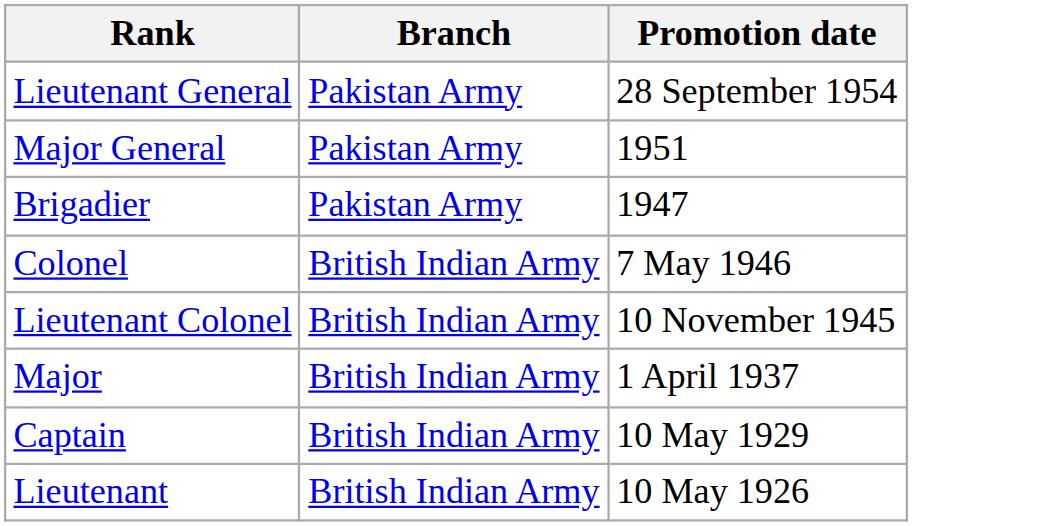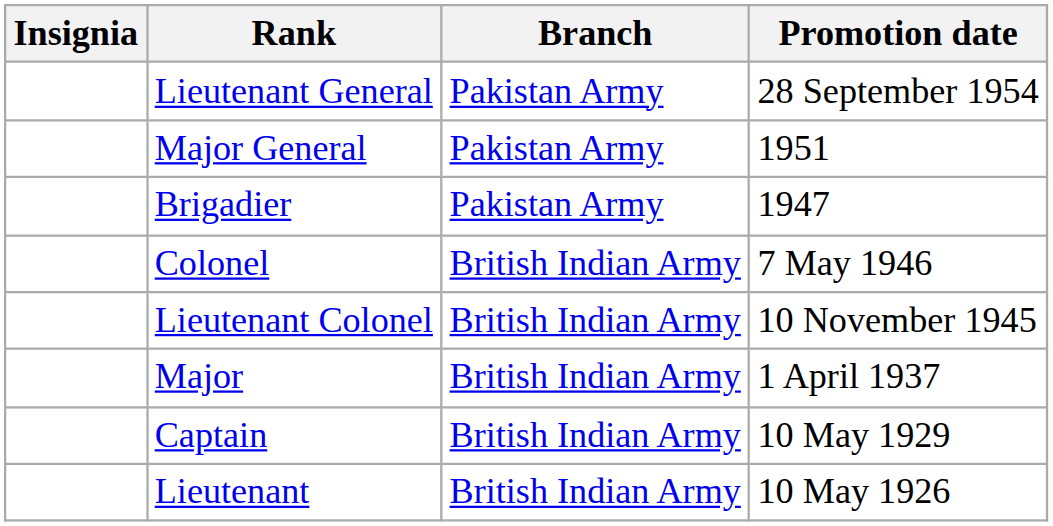+ column: (76, 33)
